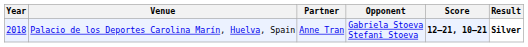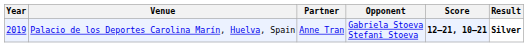(16, 30) 2018 -> (16, 30) 2019
